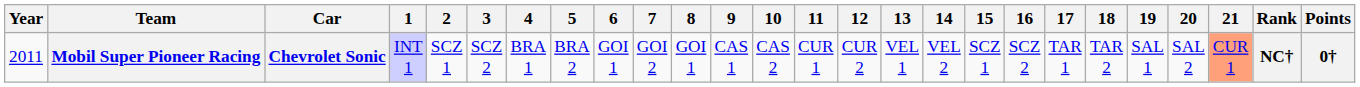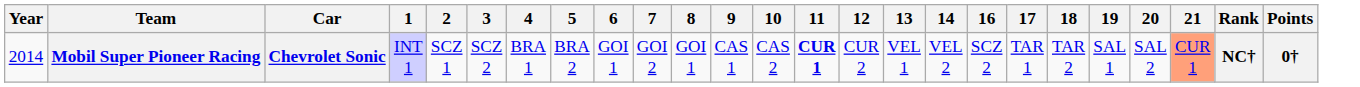- column: (985, 18)
(26, 56) 2011 -> (26, 56) 2014
(816, 56) normal -> (817, 56) bold
